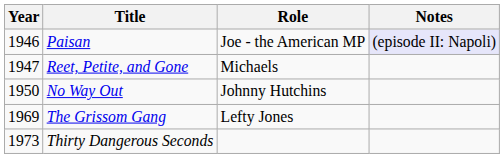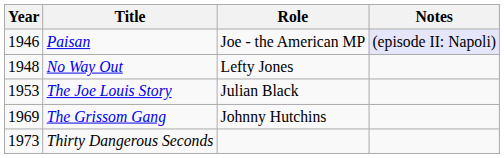- row: (117, 66)
(24, 91) 1950 -> (24, 66) 1948
(274, 91) Johnny Hutchins -> (257, 66) Lefty Jones
+ row: (109, 91)
(257, 116) Lefty Jones -> (274, 116) Johnny Hutchins
